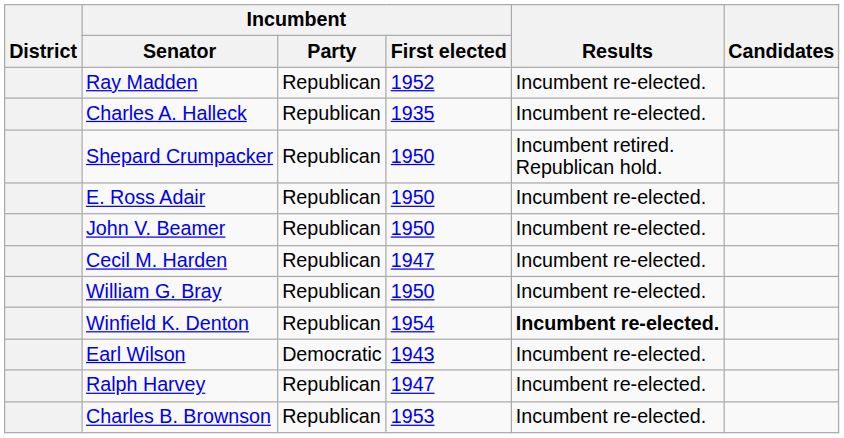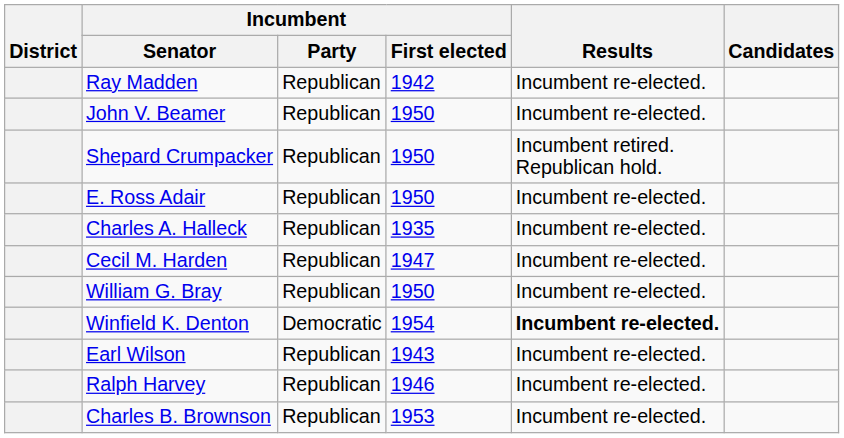(413, 82) 1952 -> (413, 82) 1942
rows swapped: (166, 113) <-> (156, 229)
(331, 323) Republican -> (332, 323) Democratic
(332, 354) Democratic -> (331, 354) Republican
(413, 385) 1947 -> (413, 385) 1946
